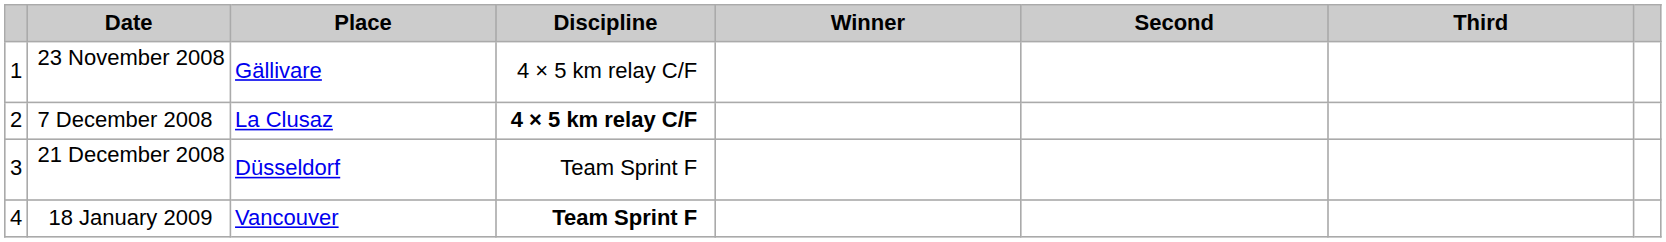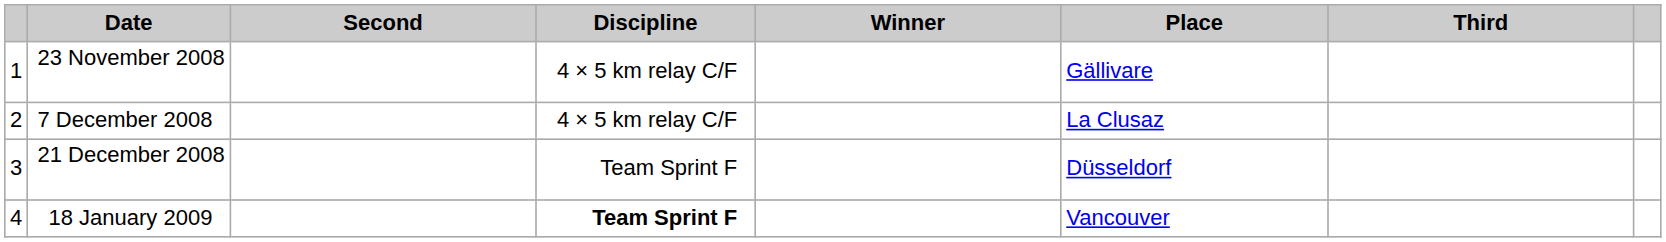columns swapped: (363, 22) <-> (1174, 22)
(610, 119) bold -> (653, 119) normal
